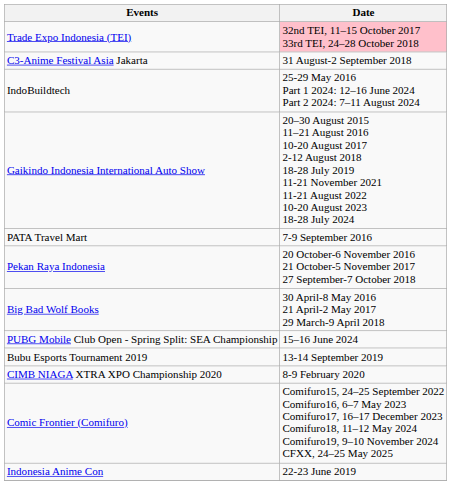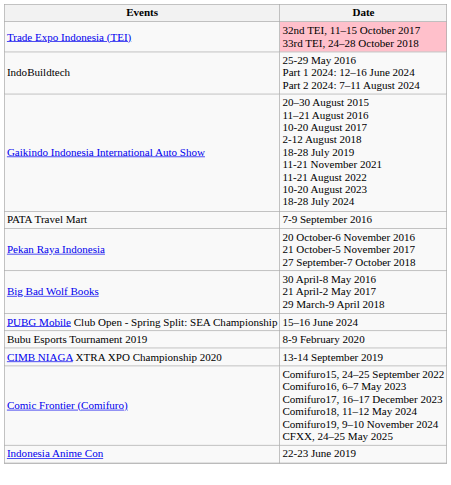- row: (77, 60)
(333, 357) 13-14 September 2019 -> (324, 339) 8-9 February 2020
(324, 374) 8-9 February 2020 -> (333, 357) 13-14 September 2019
